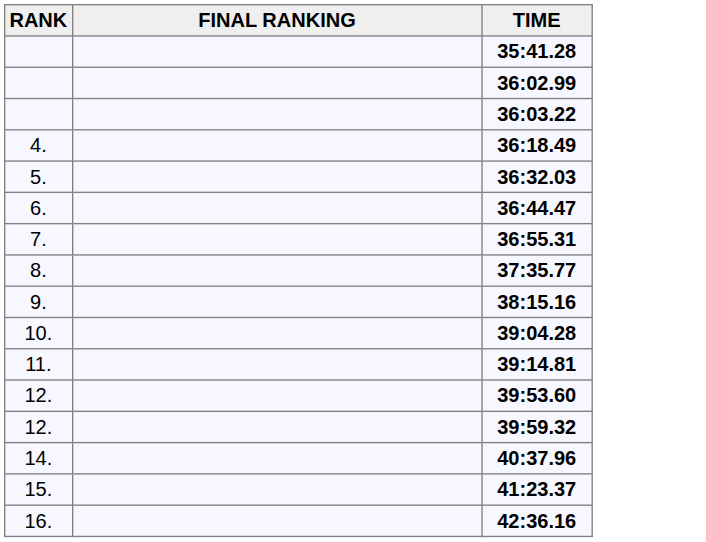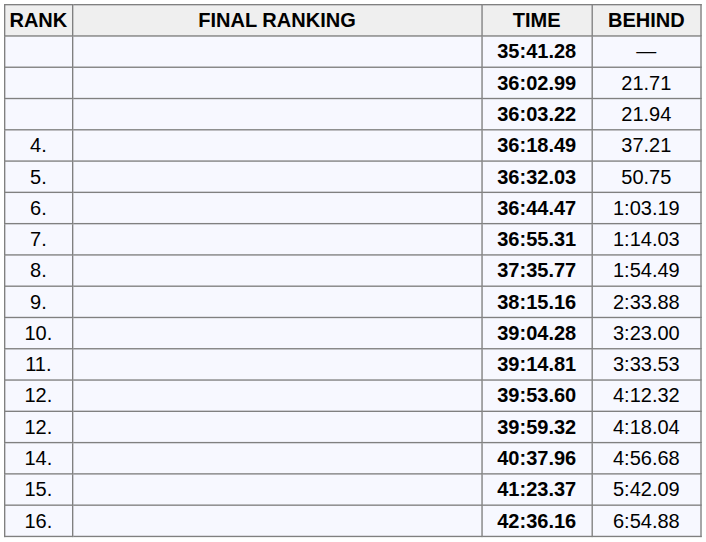+ column: (646, 20)
